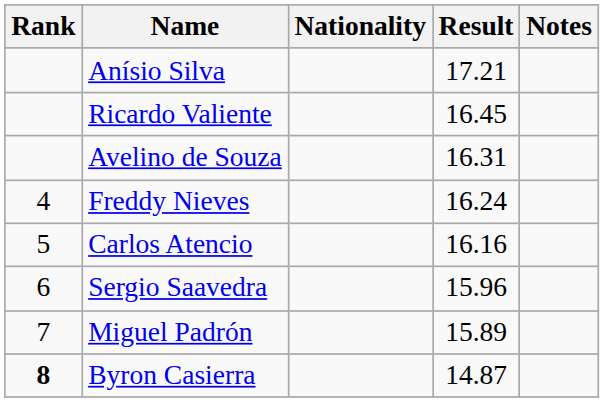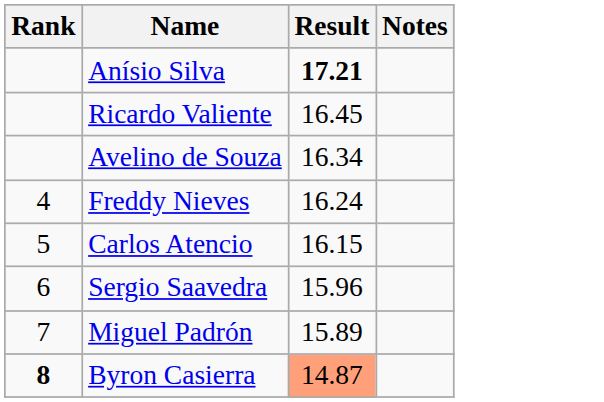- column: (360, 26)
(476, 69) normal -> (332, 69) bold
(476, 157) 16.31 -> (332, 157) 16.34
(476, 244) 16.16 -> (332, 244) 16.15
(476, 375) no background -> (332, 375) lightsalmon background
